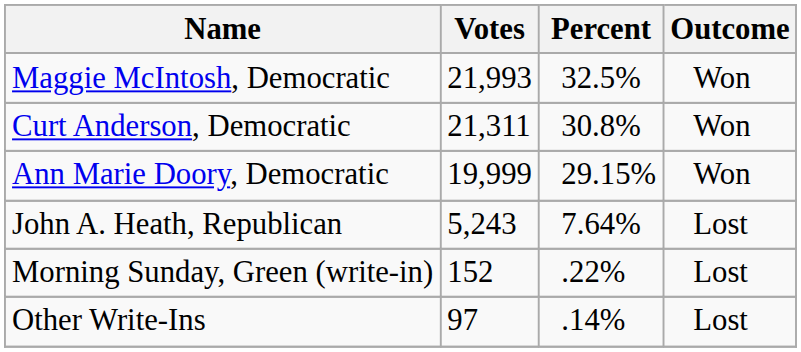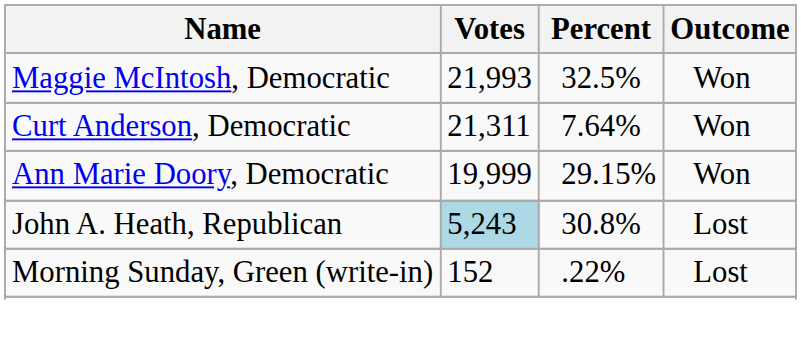(593, 126) 30.8% -> (593, 126) 7.64%
(482, 223) no background -> (482, 223) lightblue background
(593, 223) 7.64% -> (593, 223) 30.8%
- row: (109, 321)
